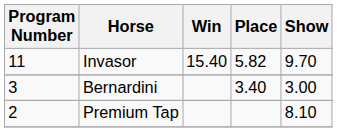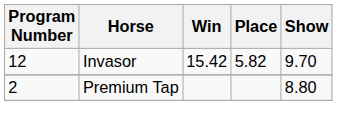(17, 61) 11 -> (17, 61) 12
(207, 61) 15.40 -> (207, 61) 15.42
- row: (120, 87)
(301, 113) 8.10 -> (301, 87) 8.80
